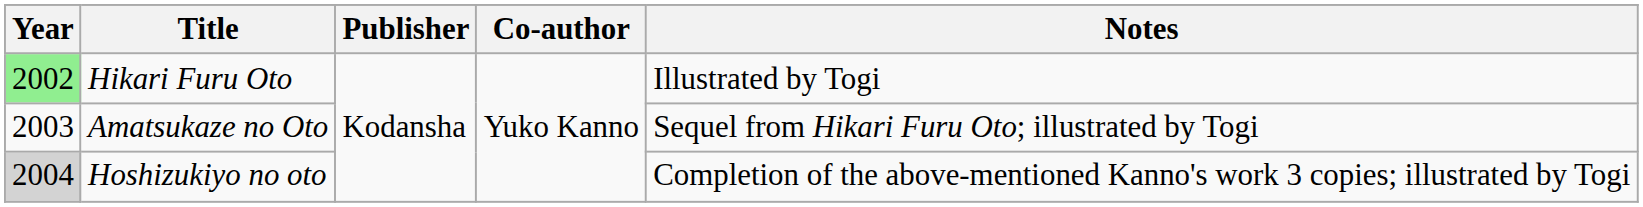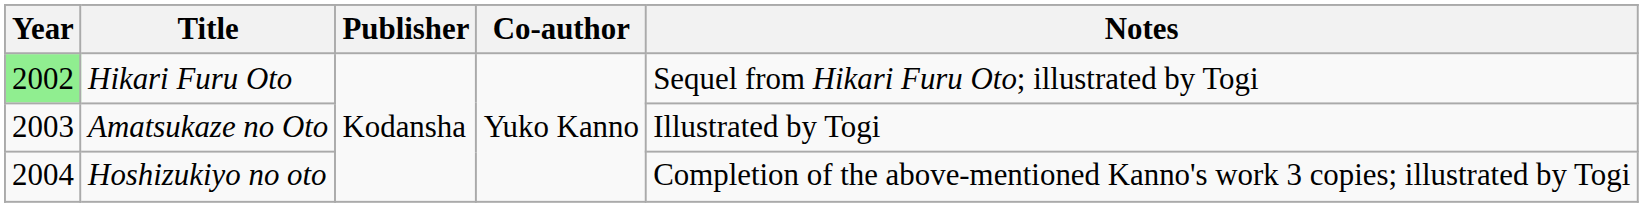(767, 77) Illustrated by Togi -> (956, 77) Sequel from Hikari Furu Oto; illustrated by Togi
(956, 126) Sequel from Hikari Furu Oto; illustrated by Togi -> (767, 126) Illustrated by Togi
(43, 175) lightgrey background -> (43, 175) no background
